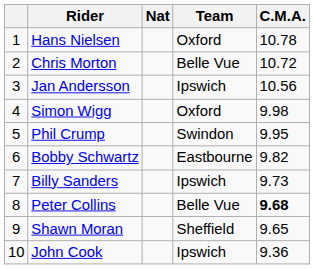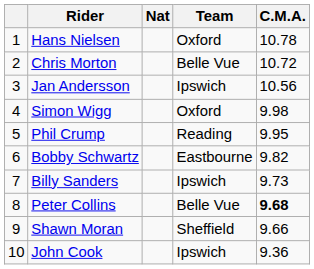(205, 134) Swindon -> (204, 134) Reading
(274, 228) 9.65 -> (274, 228) 9.66
